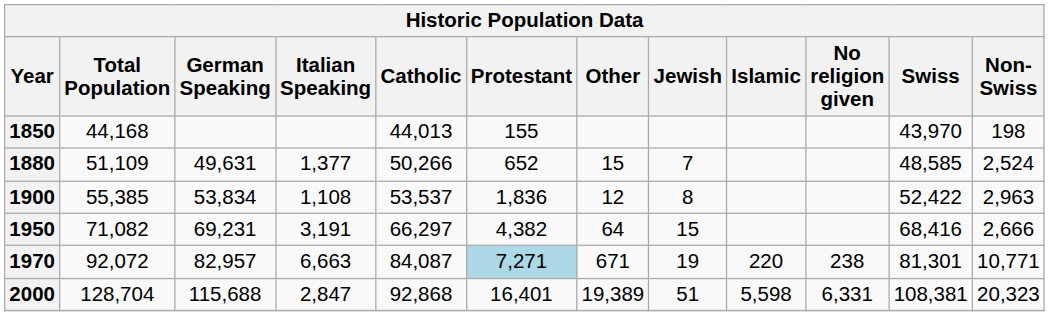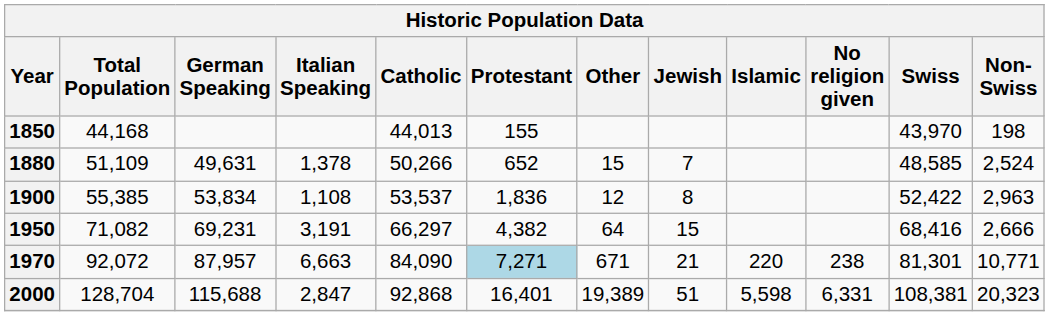(326, 164) 1,377 -> (326, 164) 1,378
(225, 261) 82,957 -> (225, 261) 87,957
(421, 261) 84,087 -> (421, 261) 84,090
(688, 261) 19 -> (688, 261) 21
